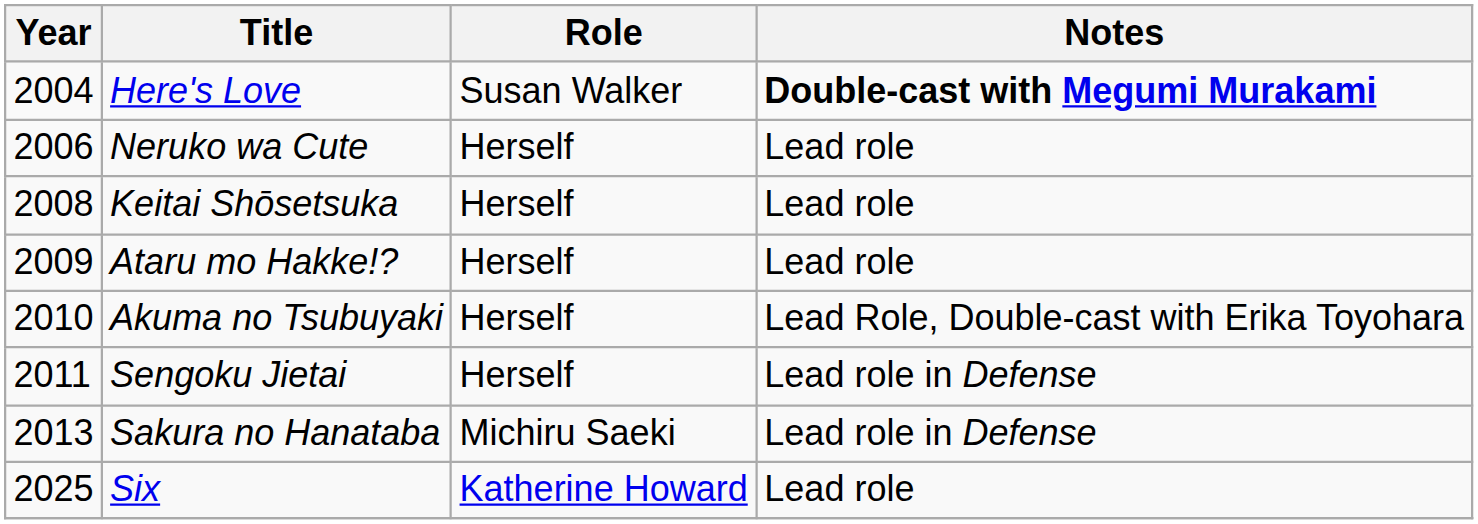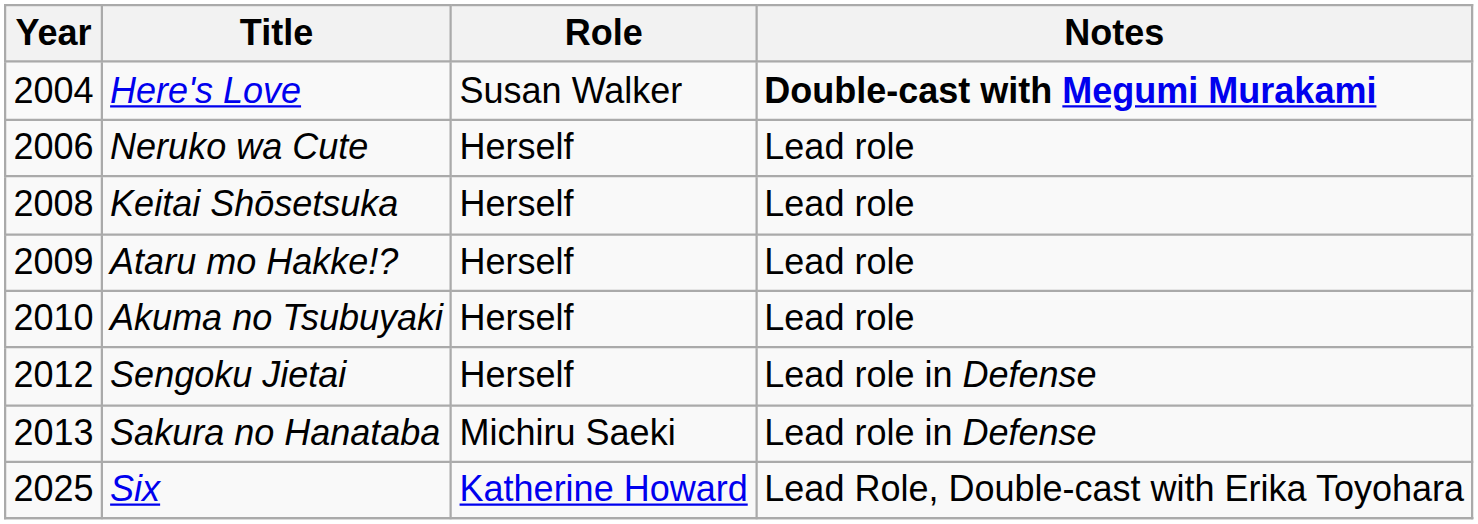(1114, 318) Lead Role, Double-cast with Erika Toyohara -> (839, 318) Lead role
(52, 375) 2011 -> (53, 375) 2012
(839, 489) Lead role -> (1114, 489) Lead Role, Double-cast with Erika Toyohara
